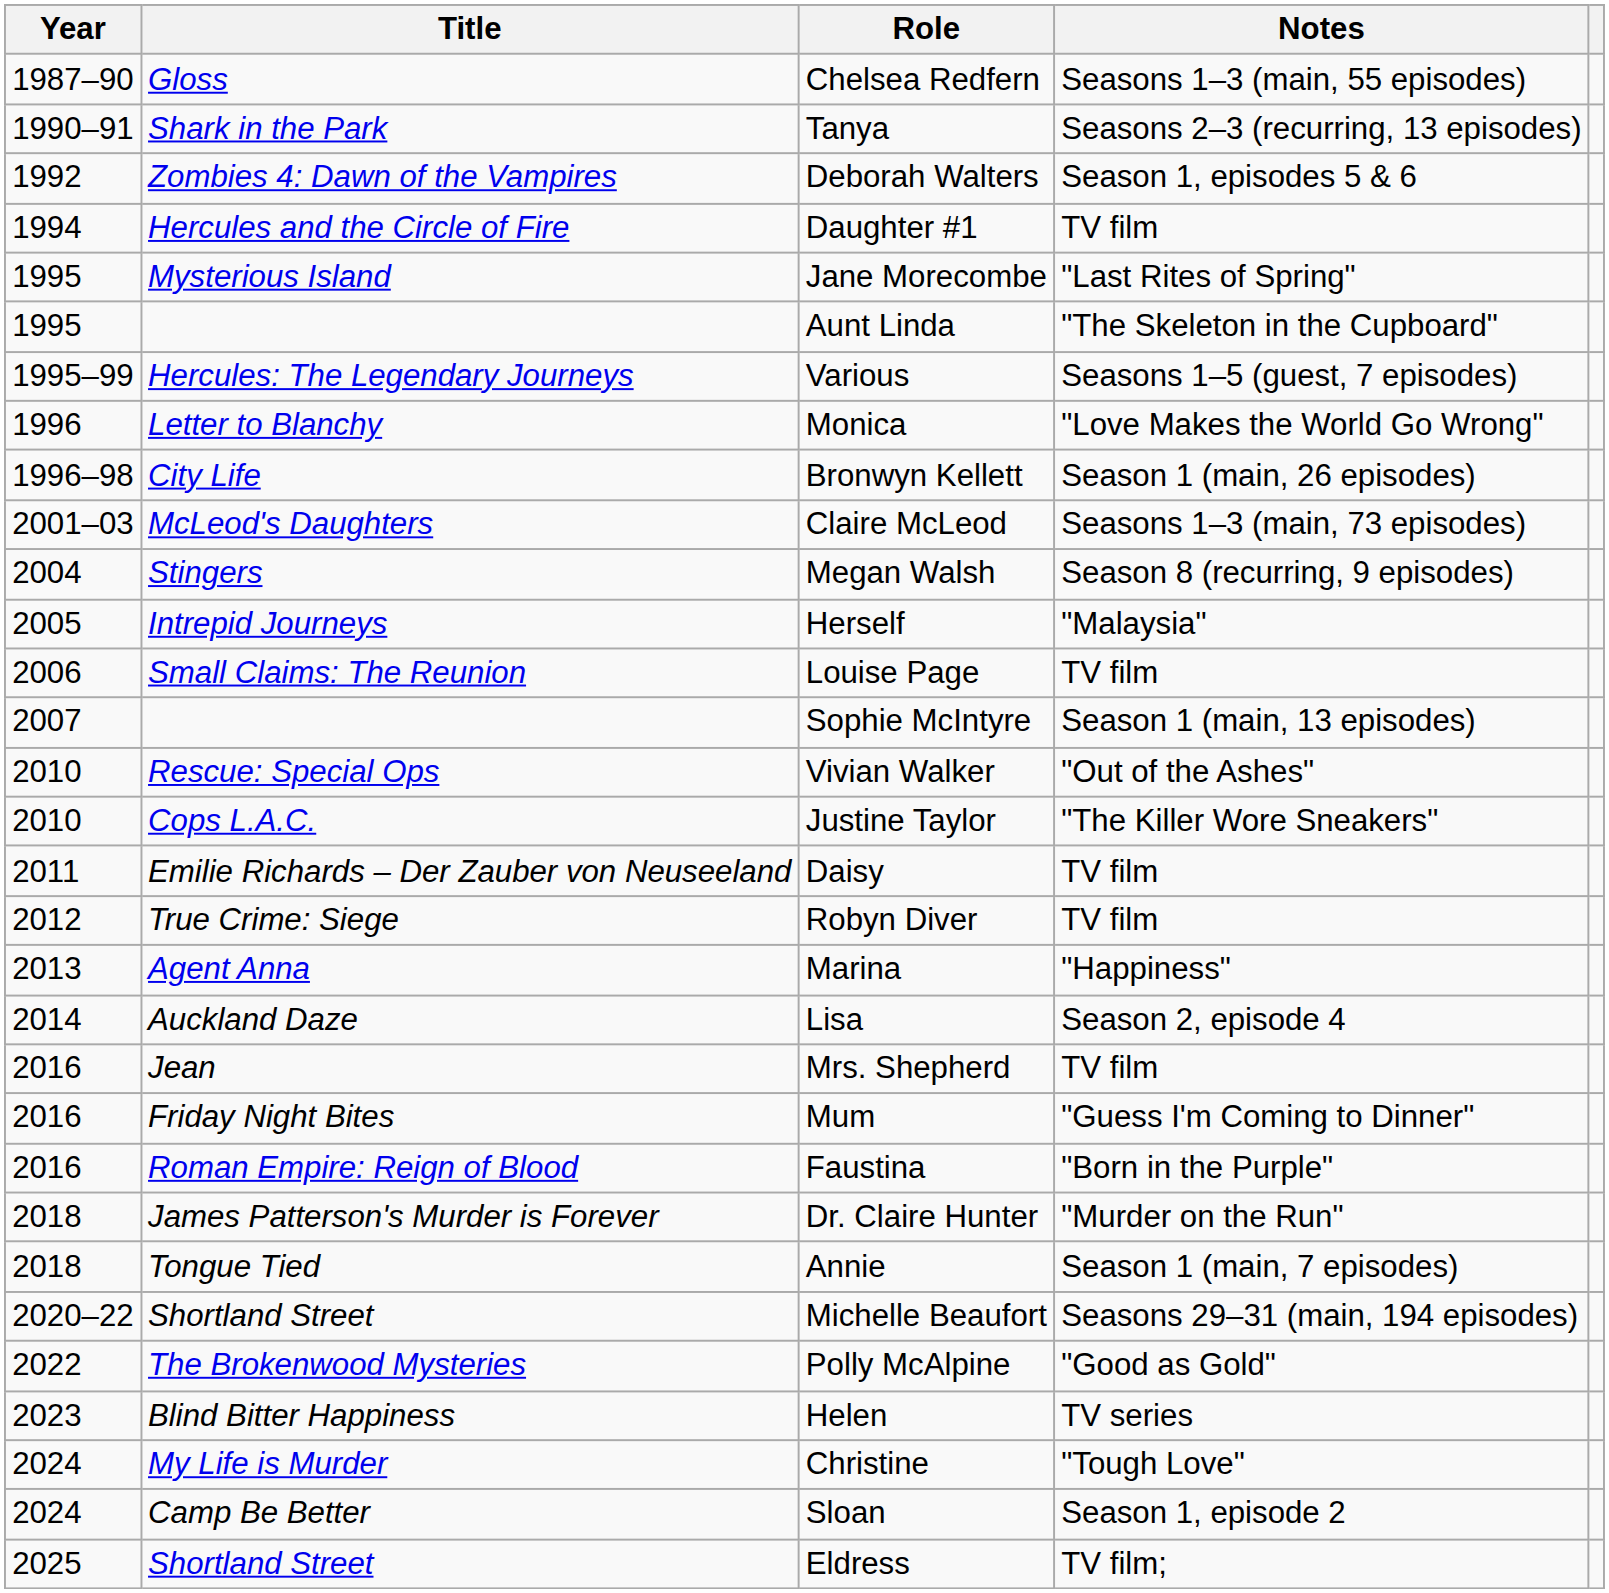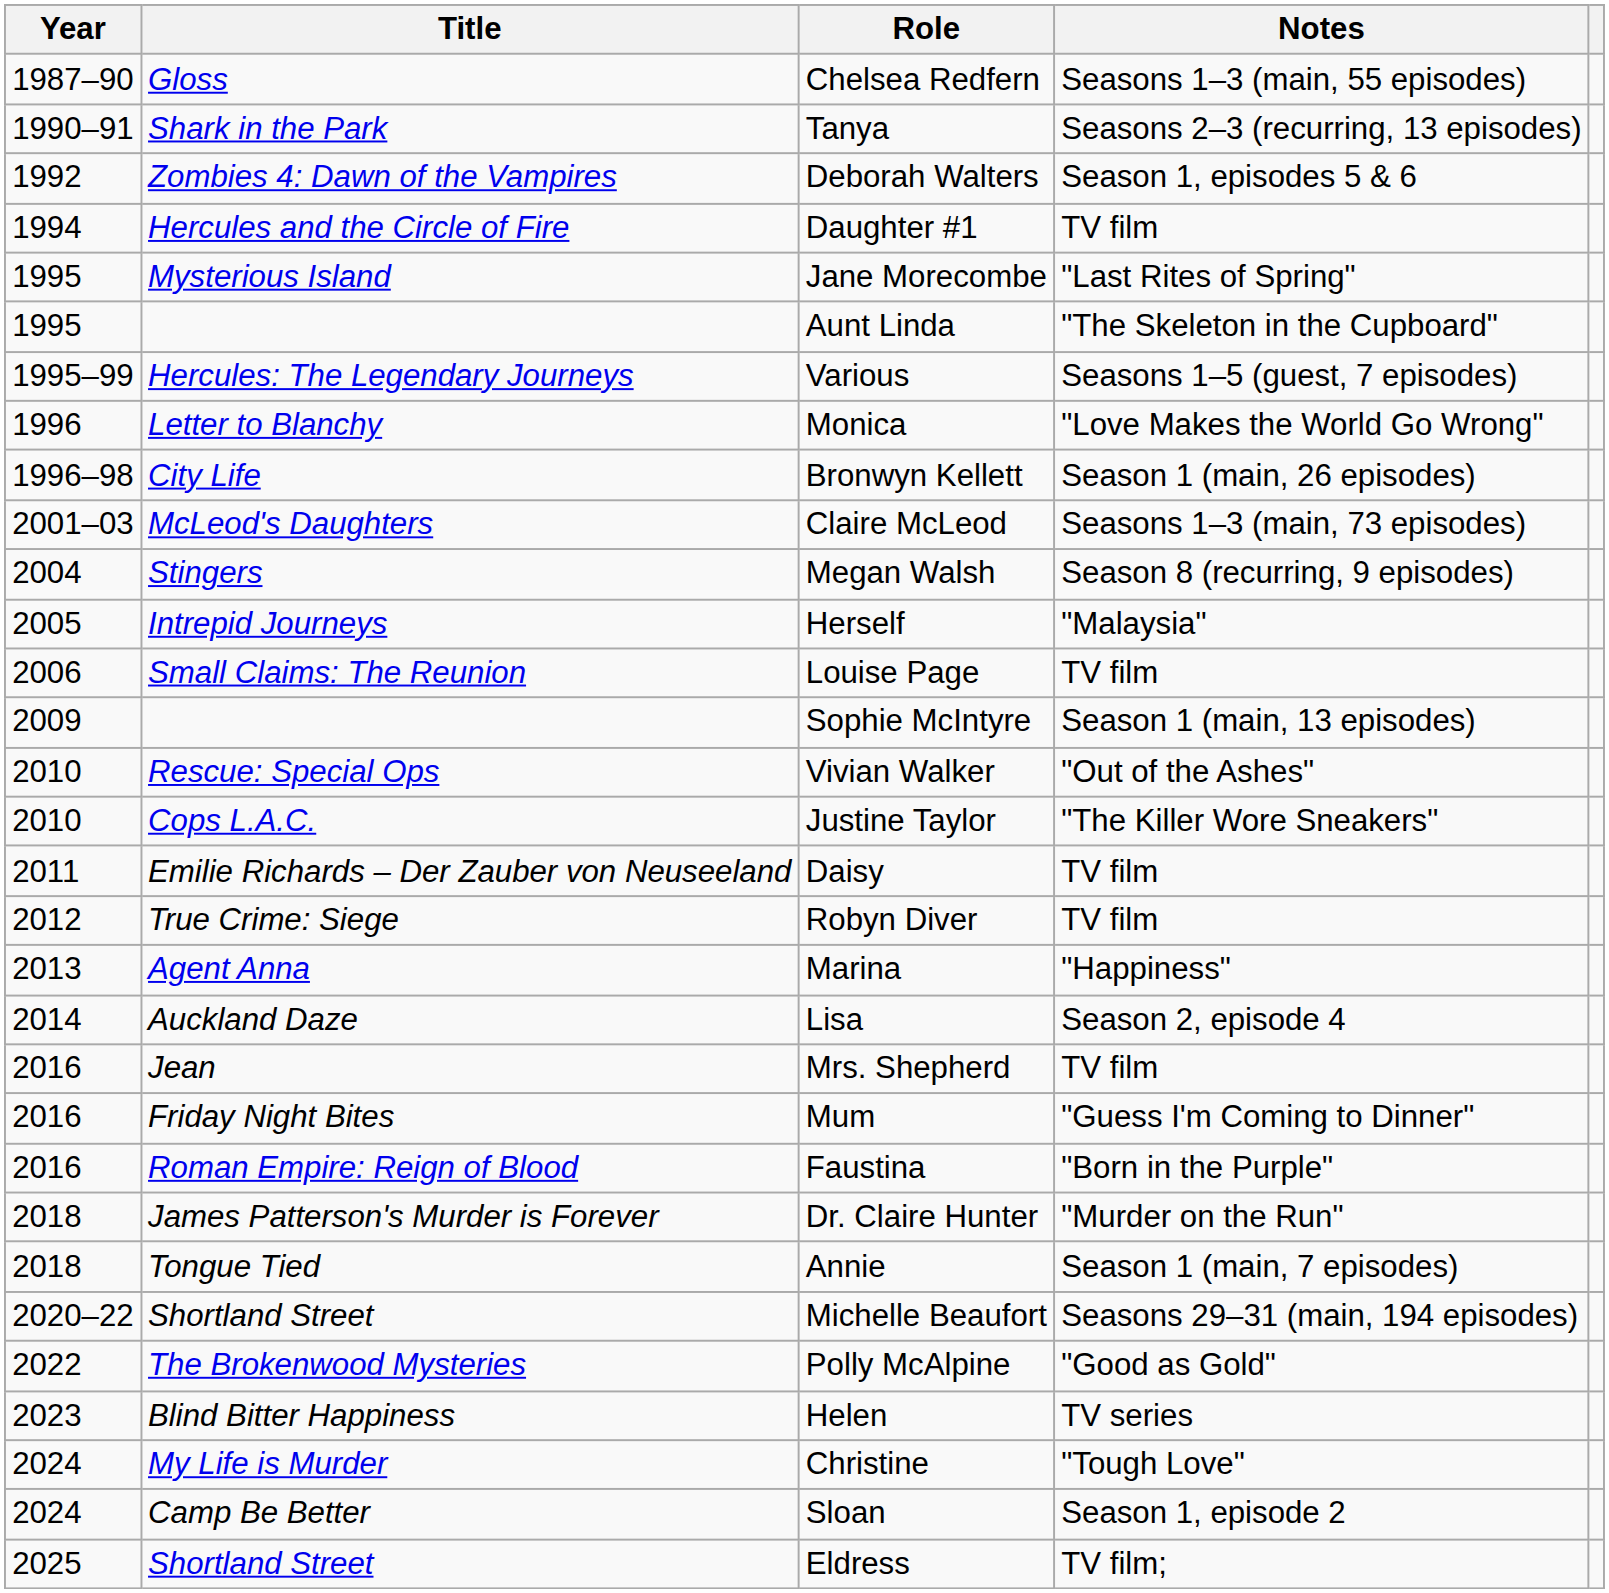(47, 721) 2007 -> (47, 721) 2009
